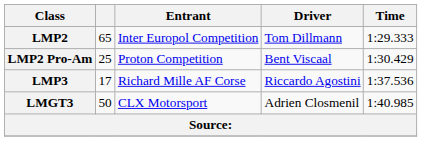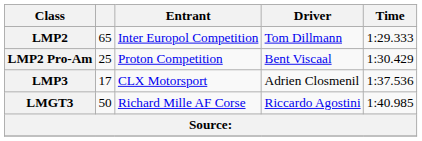(182, 81) Richard Mille AF Corse -> (163, 81) CLX Motorsport
(313, 81) Riccardo Agostini -> (312, 81) Adrien Closmenil
(163, 103) CLX Motorsport -> (182, 103) Richard Mille AF Corse
(312, 103) Adrien Closmenil -> (313, 103) Riccardo Agostini
